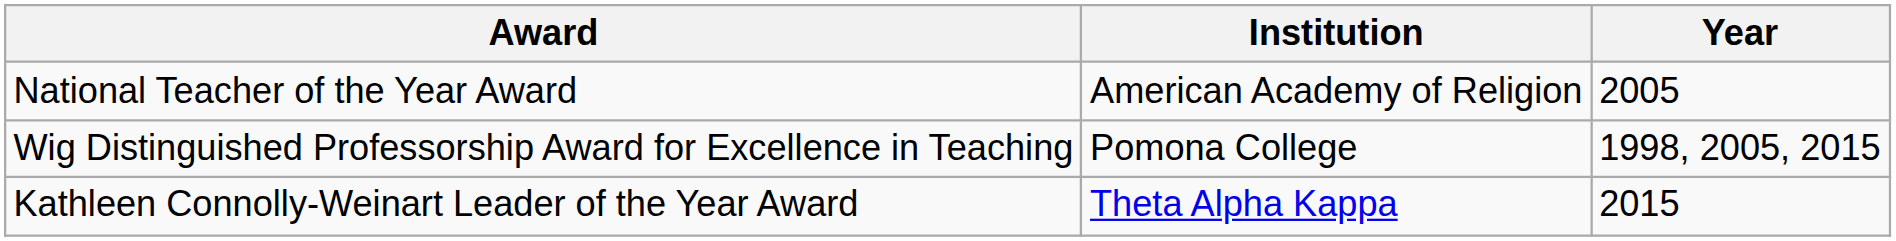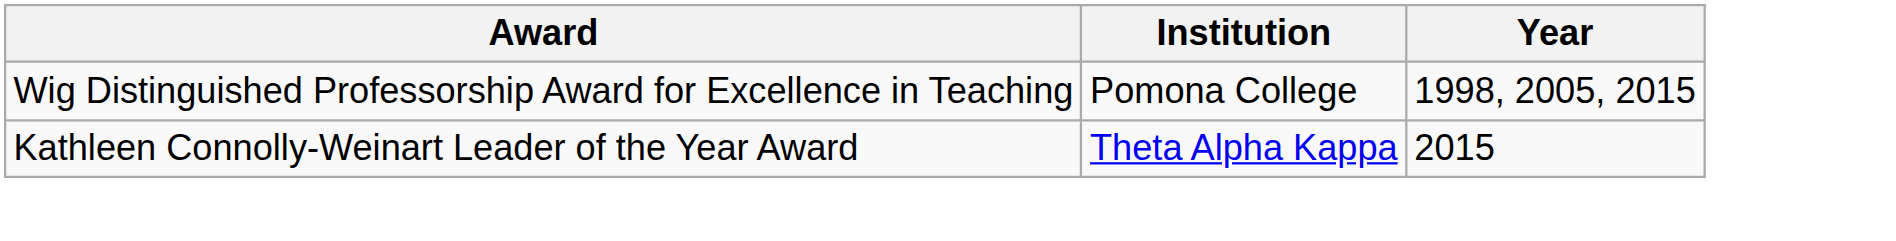- row: (295, 90)
